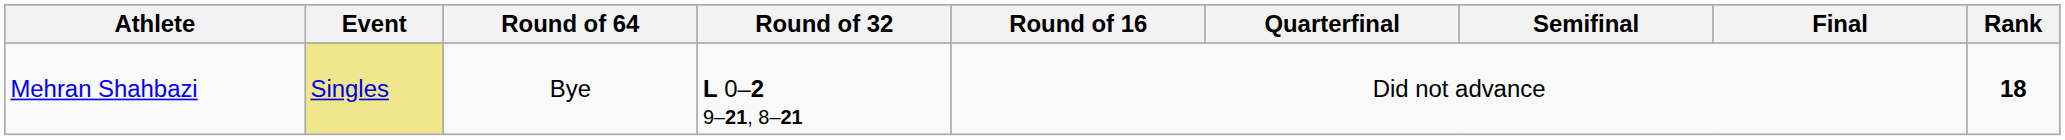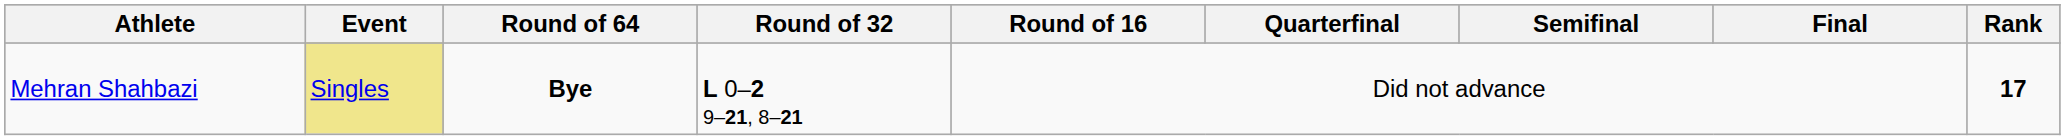(570, 88) normal -> (570, 88) bold
(2013, 88) 18 -> (2013, 88) 17
